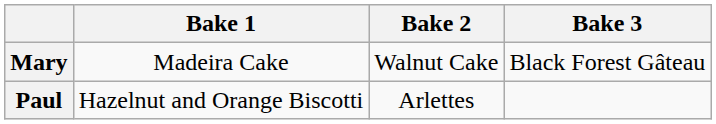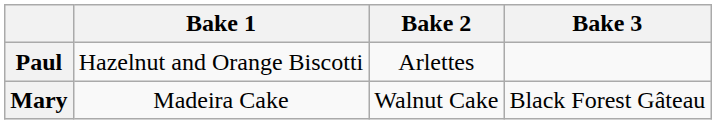rows swapped: (39, 61) <-> (39, 99)
